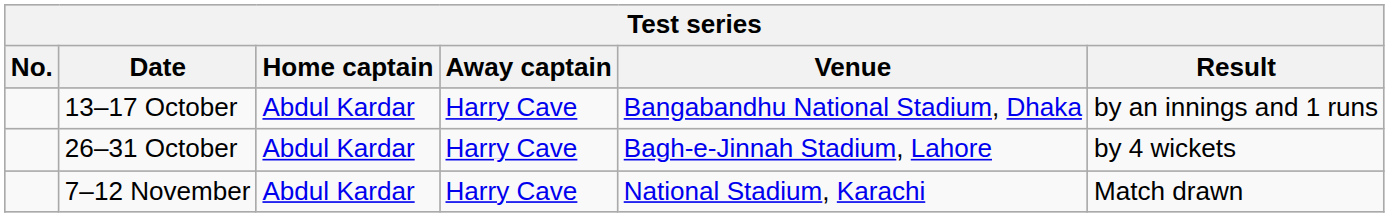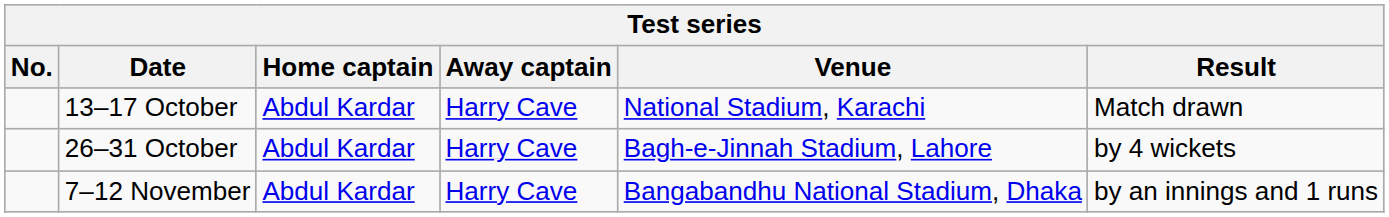(853, 107) Bangabandhu National Stadium, Dhaka -> (774, 107) National Stadium, Karachi
(1236, 107) by an innings and 1 runs -> (1169, 107) Match drawn
(774, 190) National Stadium, Karachi -> (853, 190) Bangabandhu National Stadium, Dhaka
(1169, 190) Match drawn -> (1236, 190) by an innings and 1 runs
